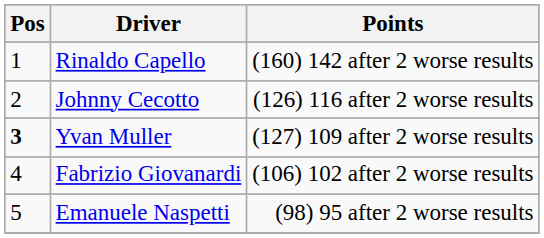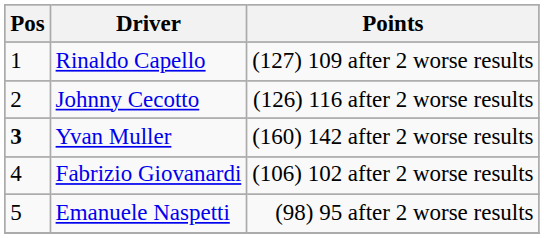(393, 60) (160) 142 after 2 worse results -> (393, 60) (127) 109 after 2 worse results
(393, 136) (127) 109 after 2 worse results -> (393, 136) (160) 142 after 2 worse results
